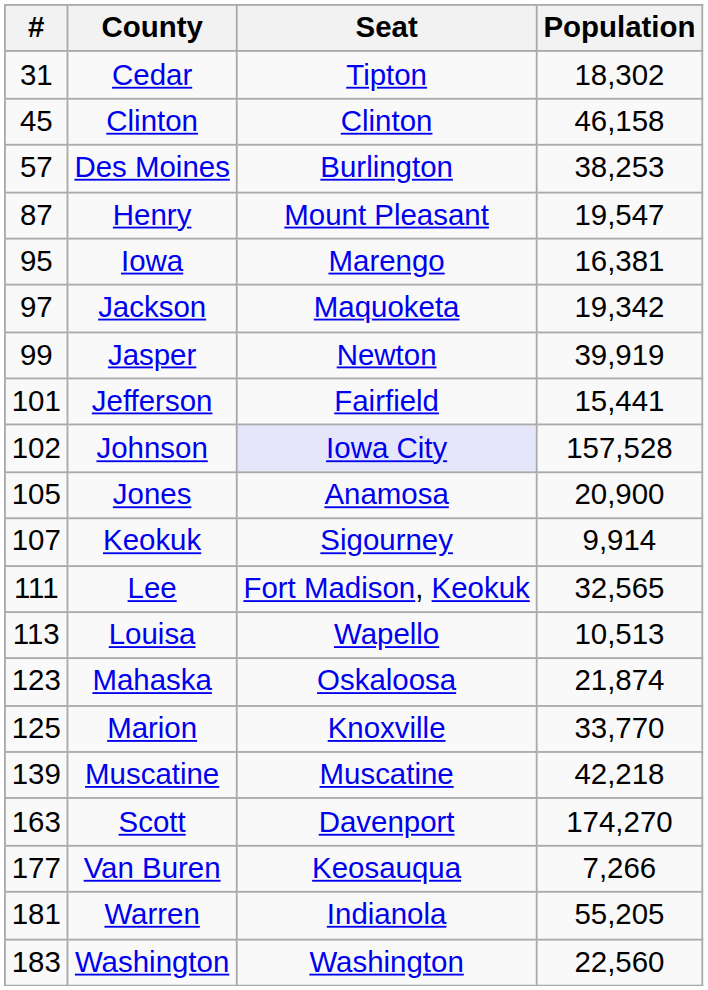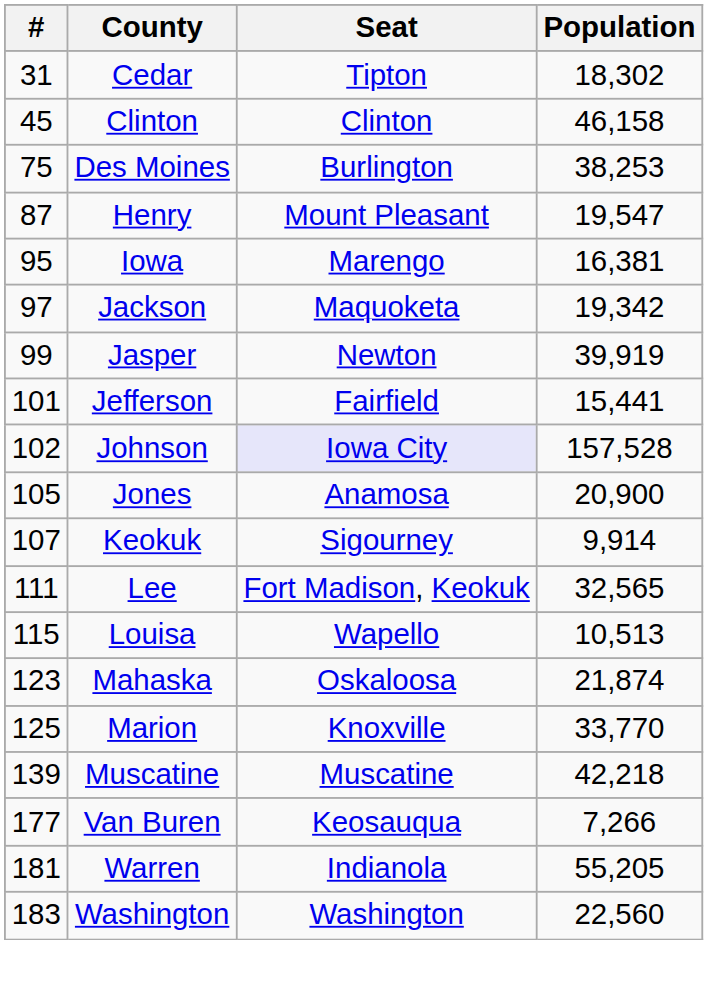(36, 167) 57 -> (36, 167) 75
(36, 634) 113 -> (36, 634) 115
- row: (152, 821)
